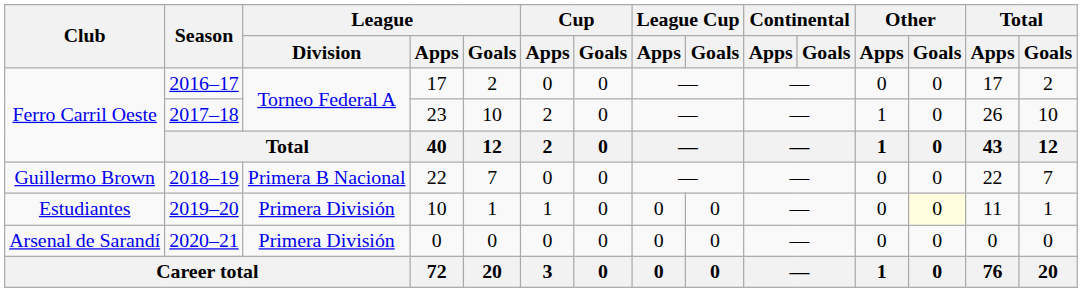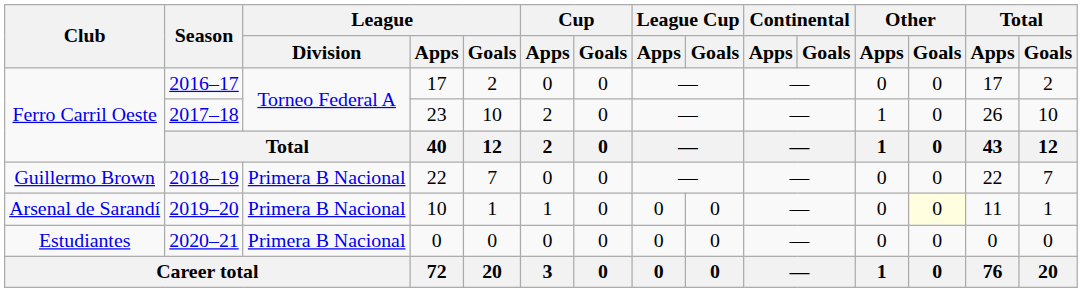(85, 209) Estudiantes -> (85, 209) Arsenal de Sarandí
(327, 209) Primera División -> (327, 209) Primera B Nacional
(85, 240) Arsenal de Sarandí -> (85, 240) Estudiantes
(327, 240) Primera División -> (327, 240) Primera B Nacional
